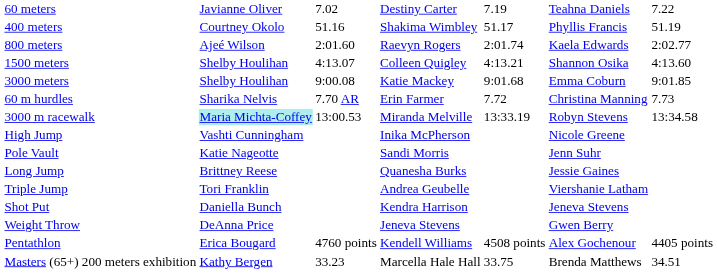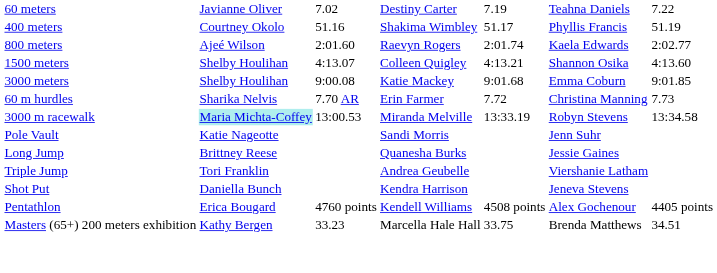- row: (33, 135)
- row: (42, 225)
